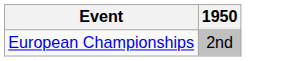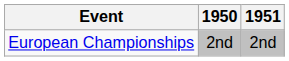+ column: (263, 17)
